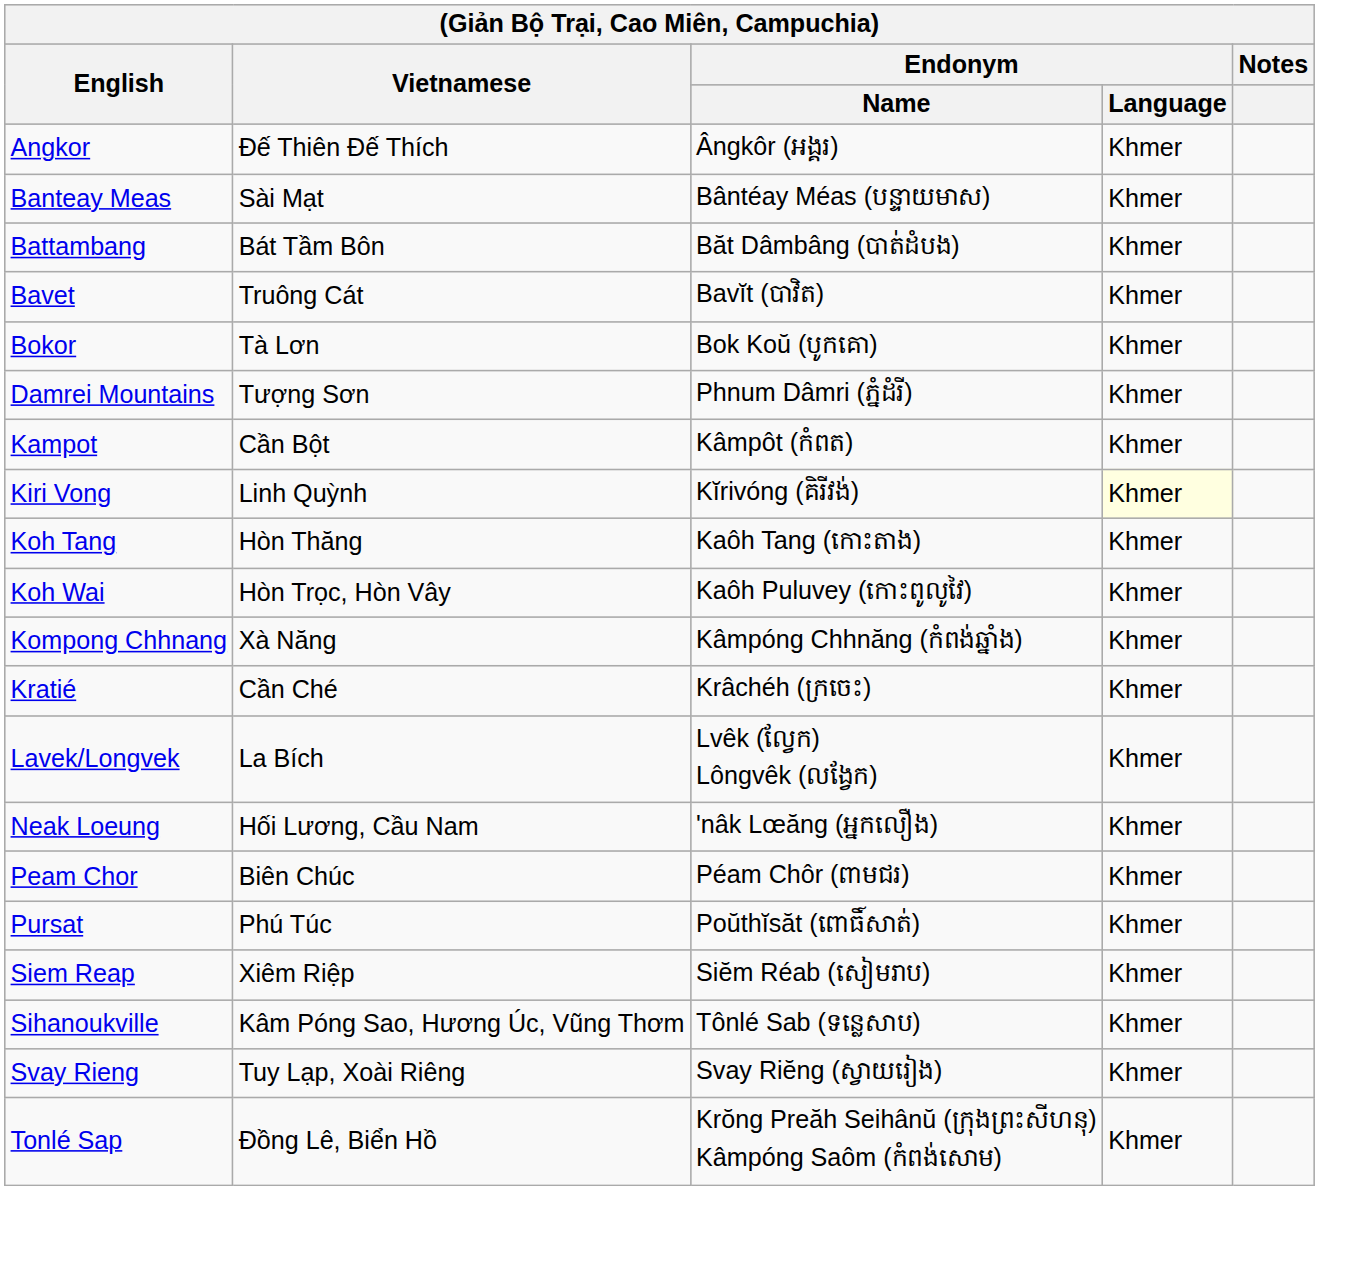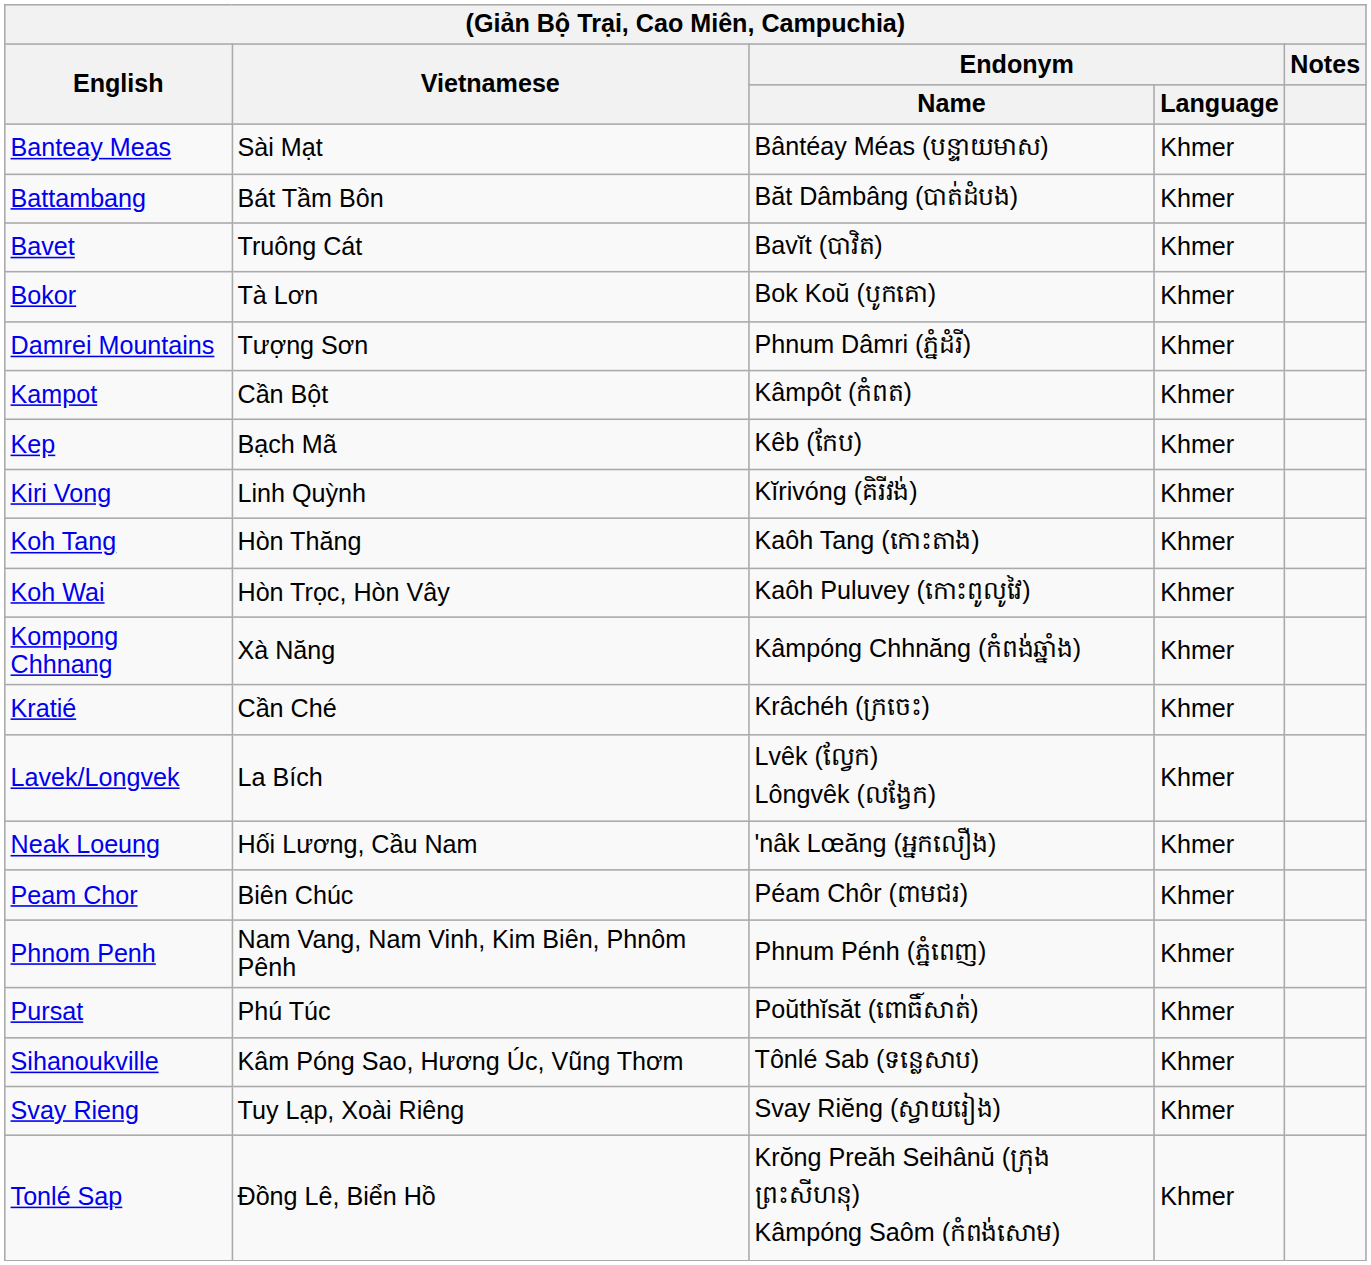- row: (50, 148)
+ row: (33, 444)
(1145, 493) lightyellow background -> (1197, 493) no background
+ row: (83, 953)
- row: (73, 974)
